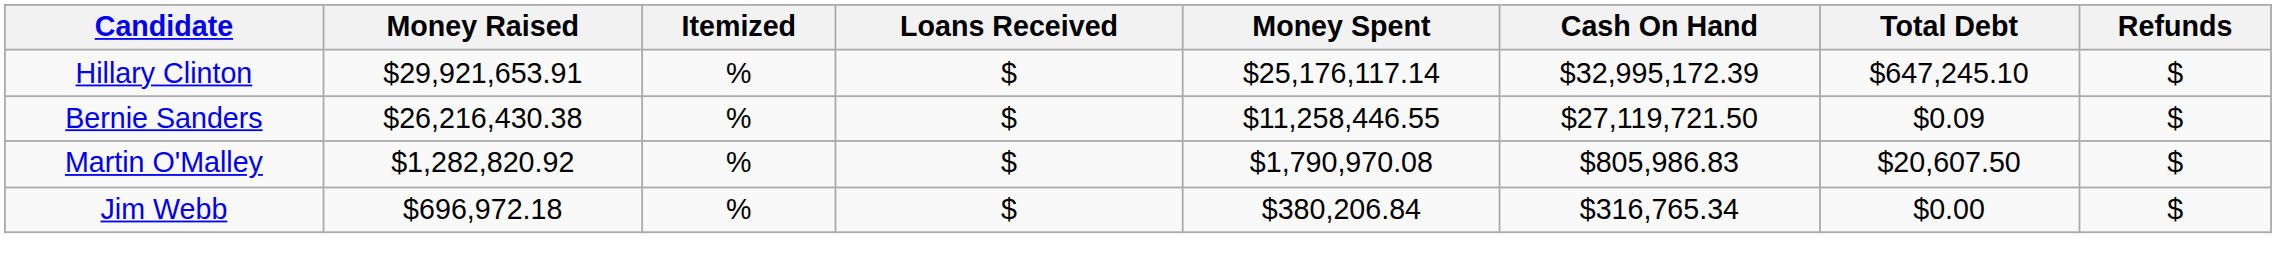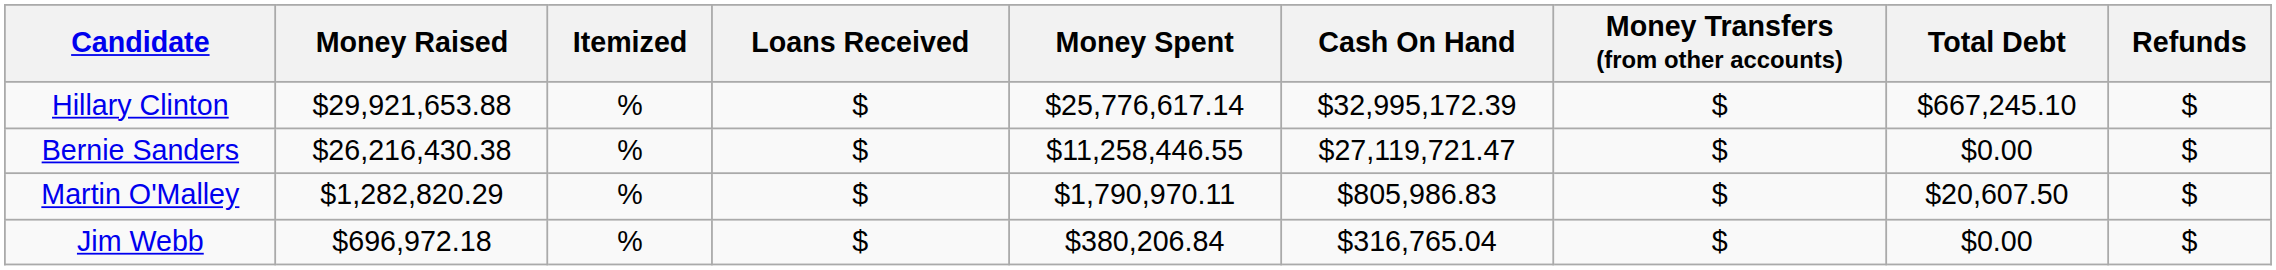+ column: (1720, 43)
(483, 72) $29,921,653.91 -> (412, 104) $29,921,653.88
(1341, 72) $25,176,117.14 -> (1145, 104) $25,776,617.14
(1949, 72) $647,245.10 -> (1997, 104) $667,245.10
(1659, 118) $27,119,721.50 -> (1417, 150) $27,119,721.47
(1949, 118) $0.09 -> (1997, 150) $0.00
(483, 163) $1,282,820.92 -> (412, 195) $1,282,820.29
(1341, 163) $1,790,970.08 -> (1145, 195) $1,790,970.11
(1659, 208) $316,765.34 -> (1417, 241) $316,765.04
